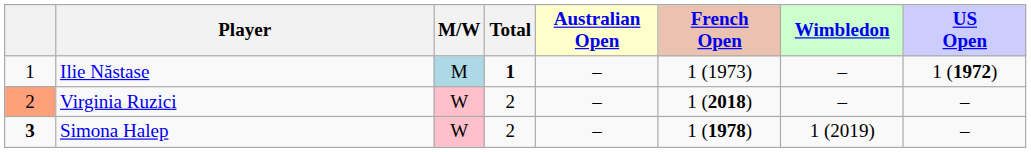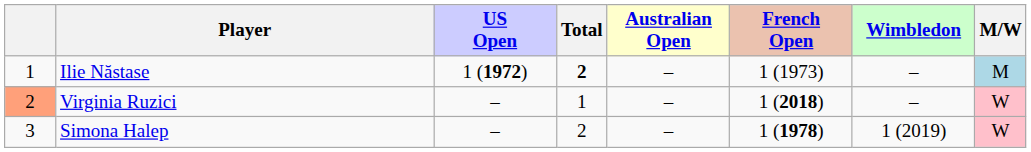columns swapped: (459, 30) <-> (965, 30)
(510, 71) 1 -> (582, 71) 2
(510, 101) 2 -> (582, 101) 1
(30, 131) bold -> (30, 131) normal
